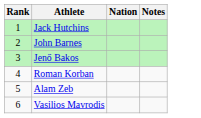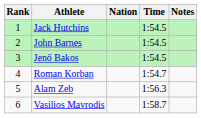+ column: (154, 12)
